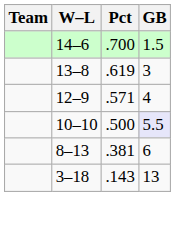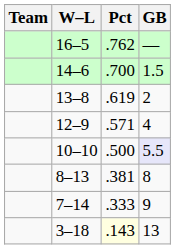+ row: (72, 44)
(147, 71) 3 -> (147, 97) 2
(147, 151) 6 -> (147, 177) 8
+ row: (72, 204)
(120, 177) no background -> (120, 230) lightyellow background
